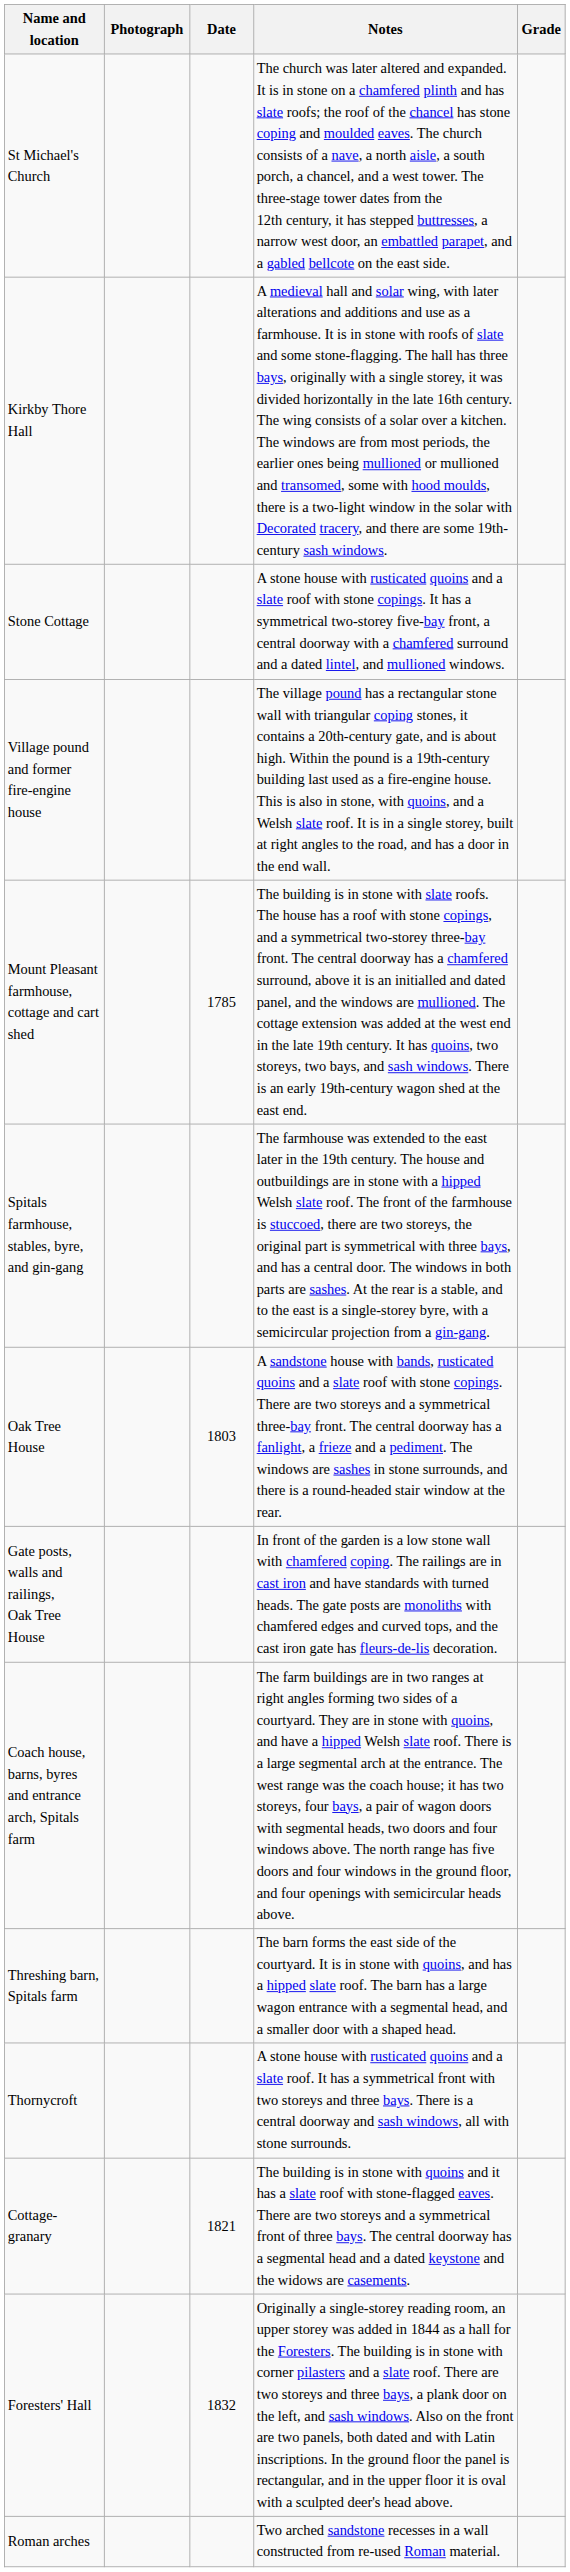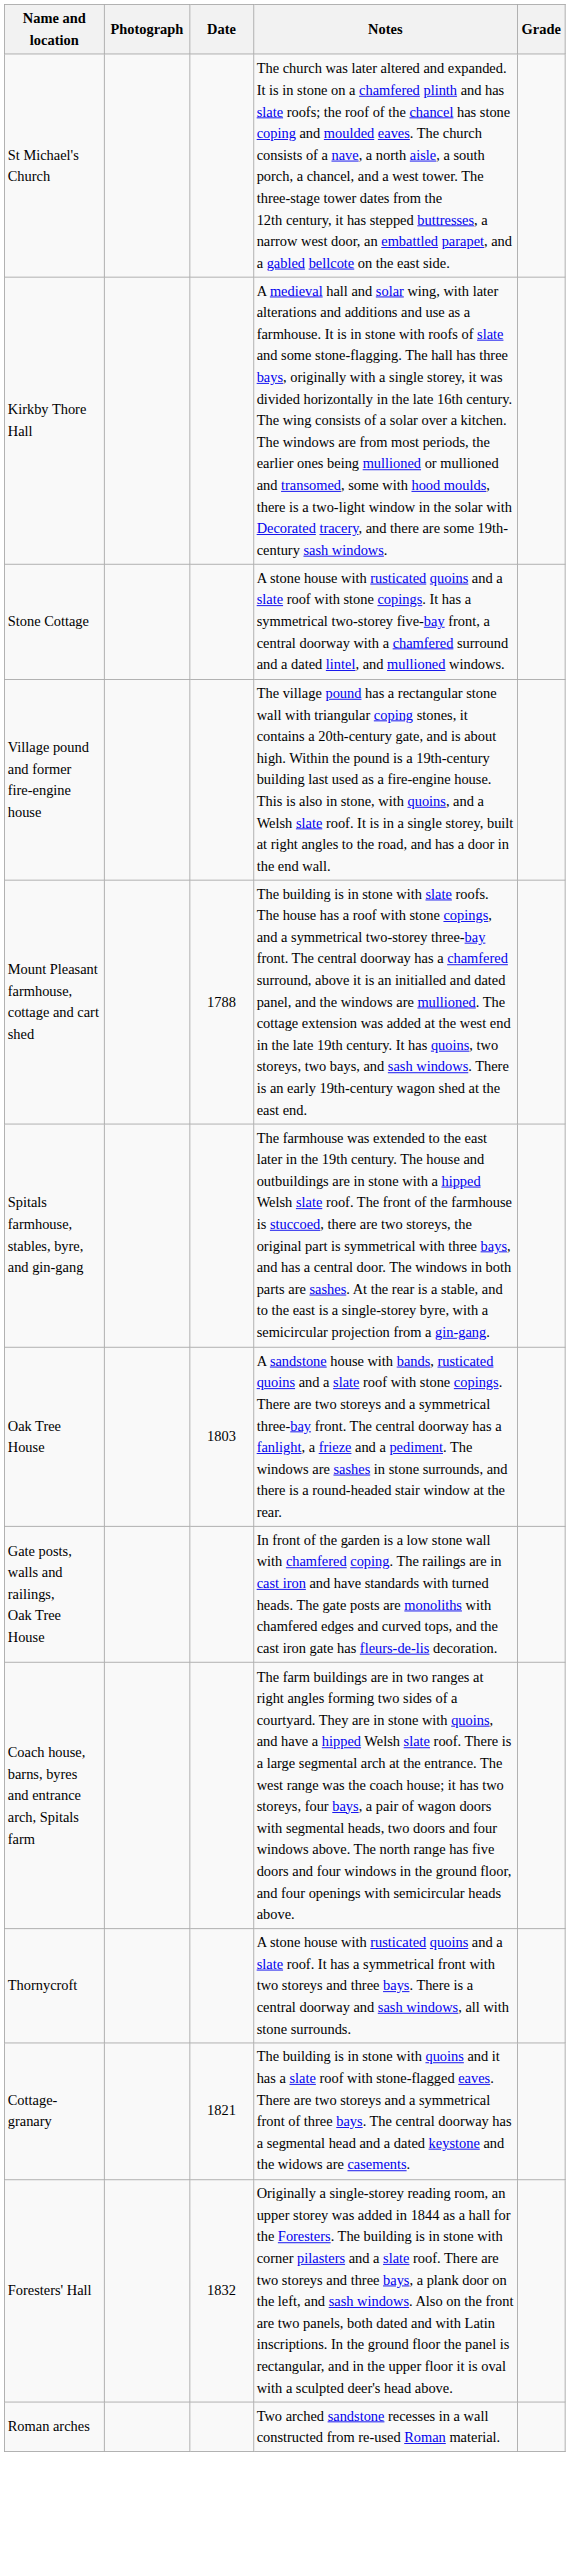(221, 1002) 1785 -> (221, 1002) 1788
- row: (53, 1985)
